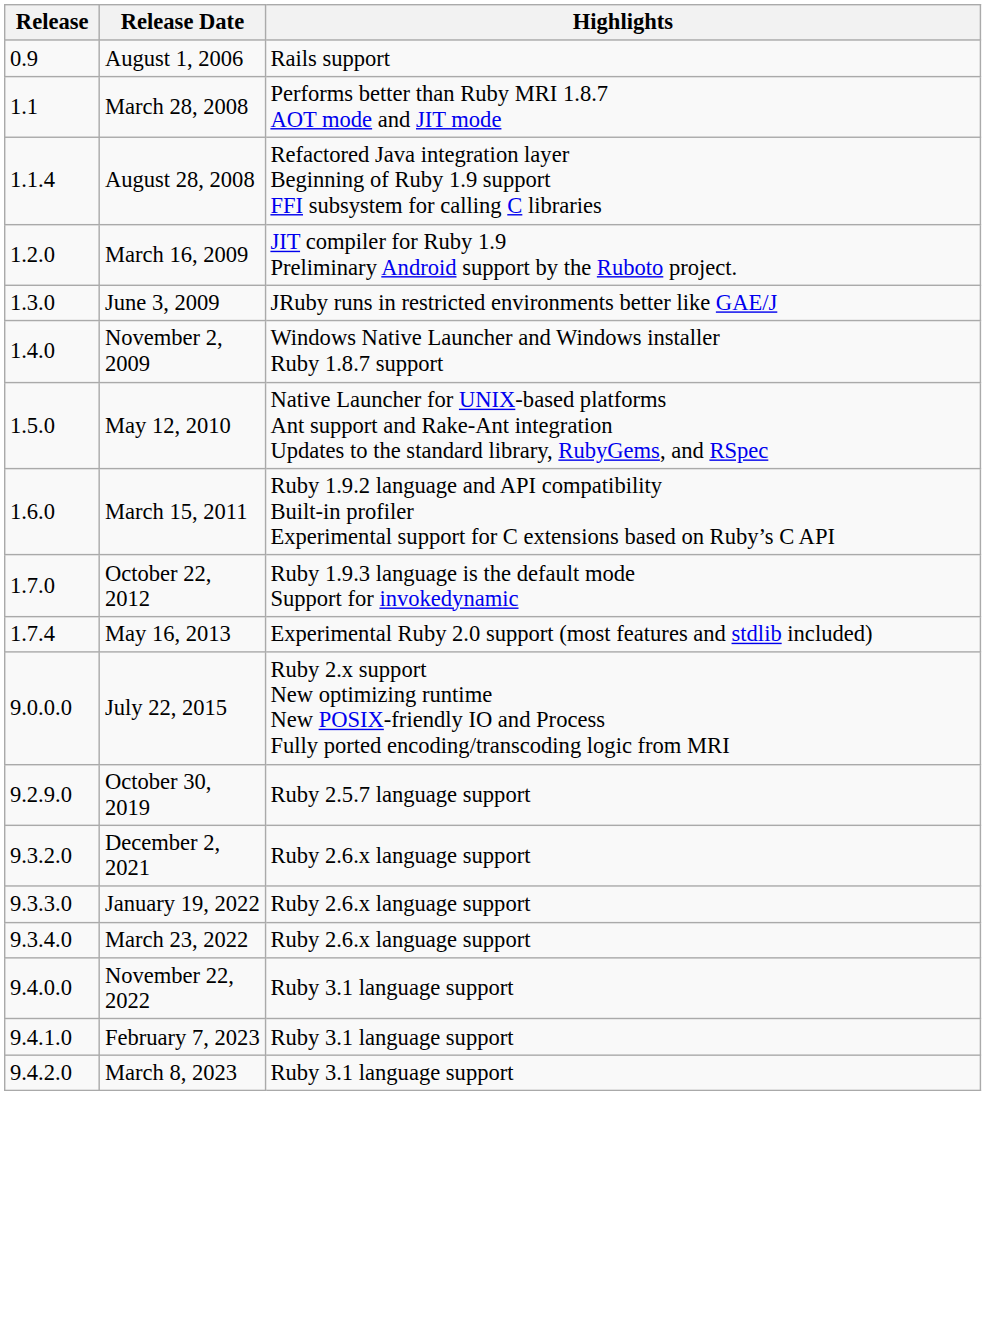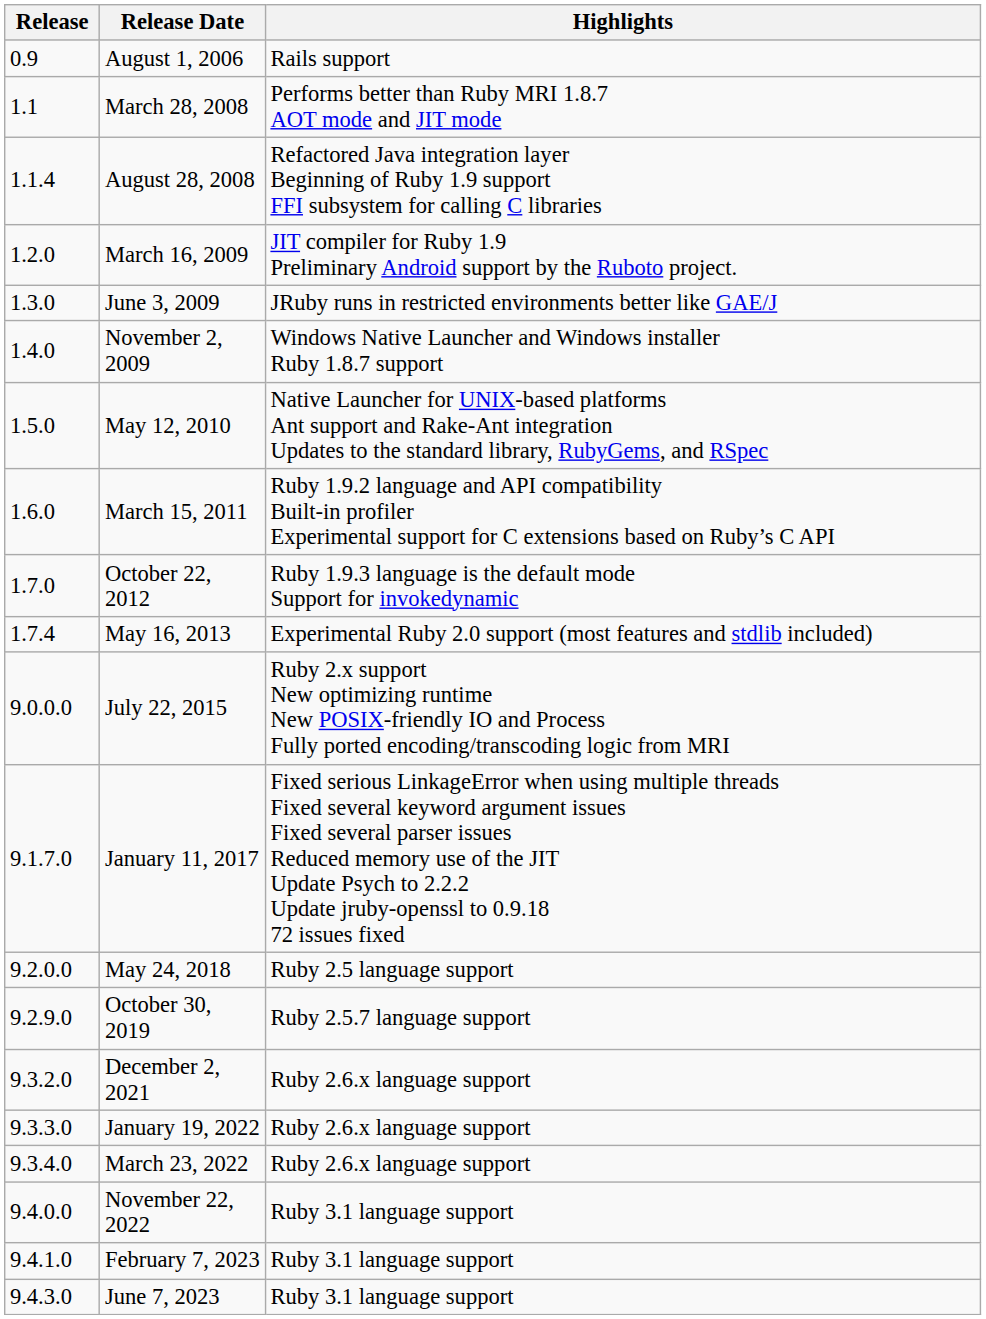+ row: (182, 857)
+ row: (168, 969)
- row: (171, 1072)
+ row: (162, 1296)
